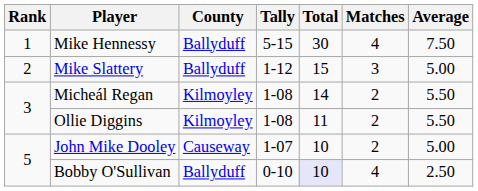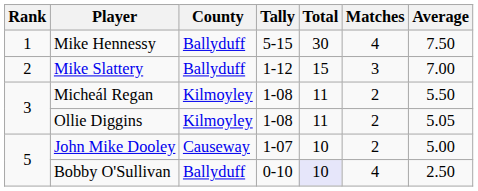(441, 69) 5.00 -> (441, 69) 7.00
(320, 95) 14 -> (320, 95) 11
(441, 120) 5.50 -> (441, 120) 5.05
